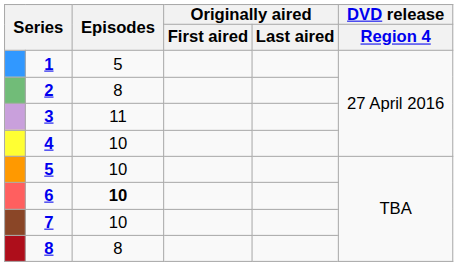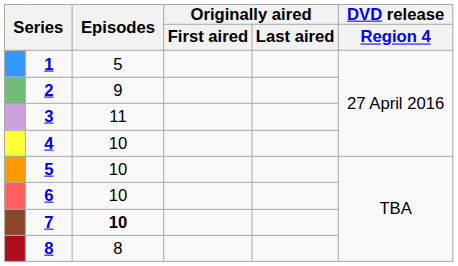(118, 90) 8 -> (118, 90) 9
(118, 195) bold -> (118, 195) normal
(118, 222) normal -> (118, 222) bold
